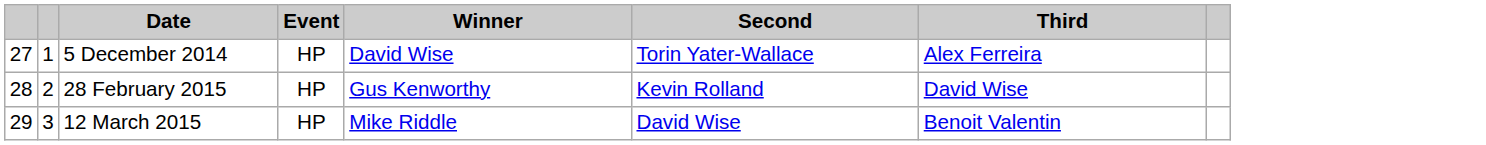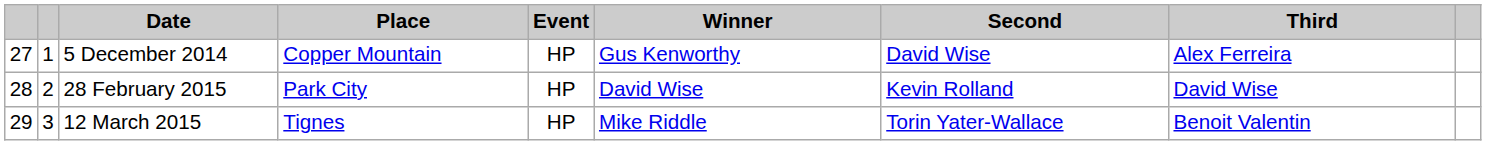+ column: (403, 21)
(401, 54) David Wise -> (669, 54) Gus Kenworthy
(725, 54) Torin Yater-Wallace -> (938, 54) David Wise
(420, 88) Gus Kenworthy -> (651, 88) David Wise
(689, 122) David Wise -> (975, 122) Torin Yater-Wallace
